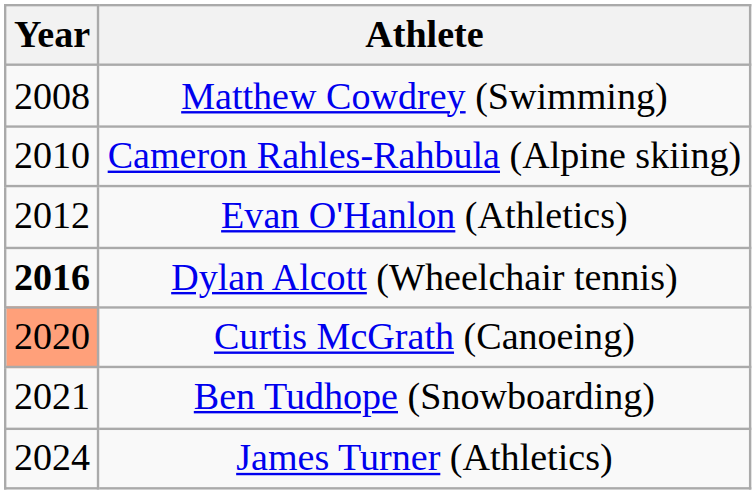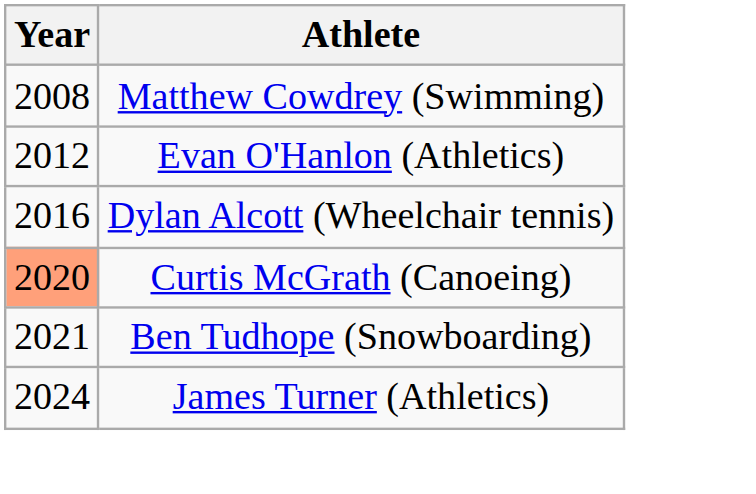- row: (424, 155)
(52, 276) bold -> (52, 215) normal
